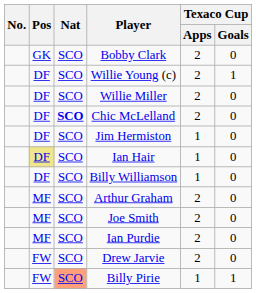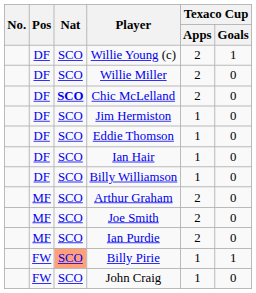- row: (133, 55)
+ row: (133, 136)
(42, 156) khaki background -> (42, 156) no background
- row: (133, 258)
+ row: (133, 278)
